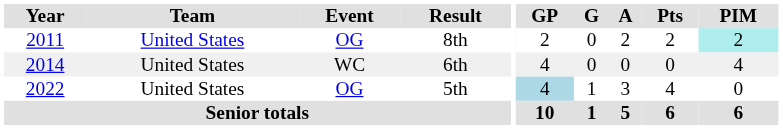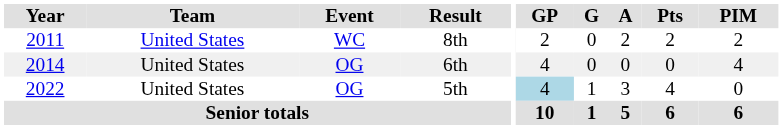(349, 40) OG -> (349, 40) WC
(738, 40) paleturquoise background -> (738, 40) no background
(349, 64) WC -> (349, 64) OG
